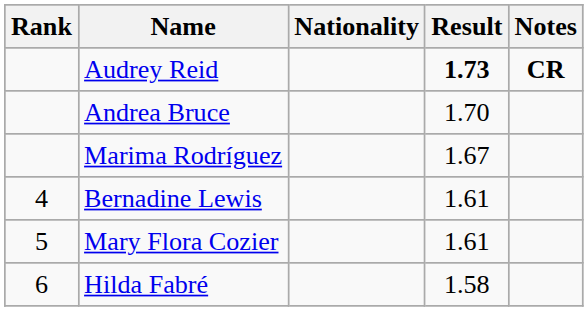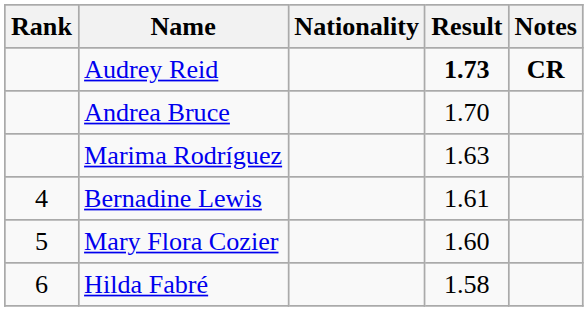(467, 155) 1.67 -> (467, 155) 1.63
(467, 241) 1.61 -> (467, 241) 1.60
